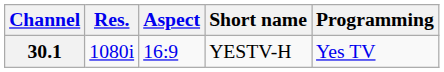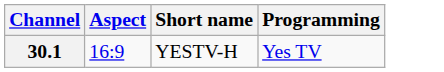- column: (112, 20)
